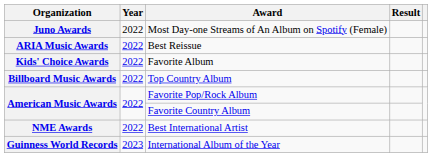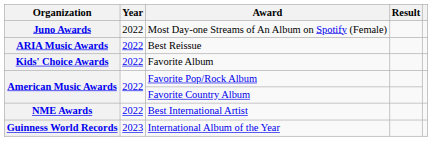- row: (190, 78)
